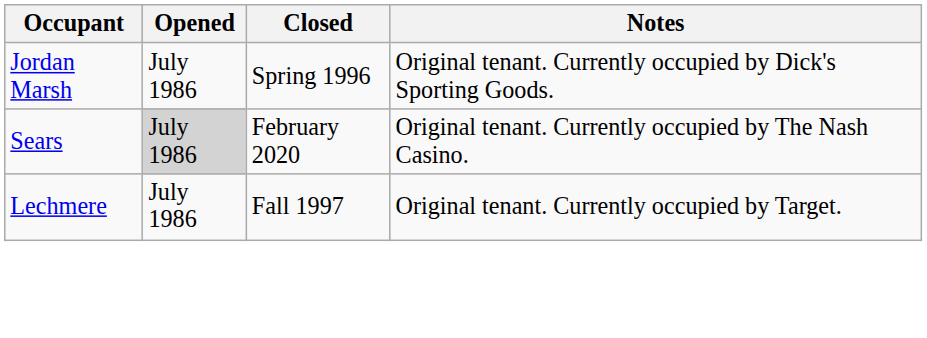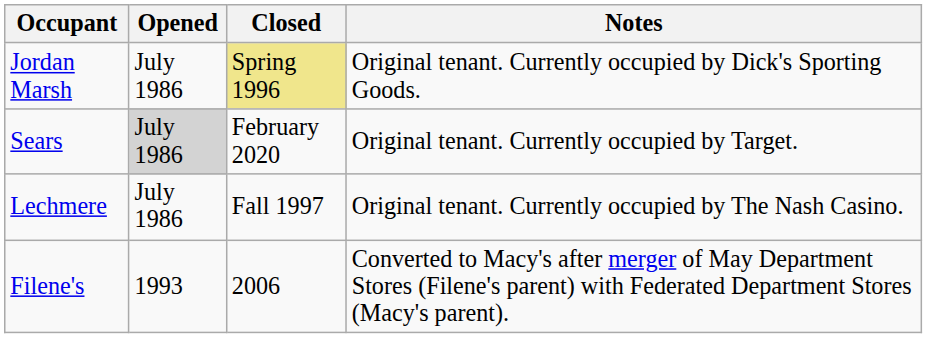(311, 75) no background -> (264, 75) khaki background
(632, 141) Original tenant. Currently occupied by The Nash Casino. -> (575, 141) Original tenant. Currently occupied by Target.
(619, 206) Original tenant. Currently occupied by Target. -> (628, 206) Original tenant. Currently occupied by The Nash Casino.
+ row: (47, 285)
